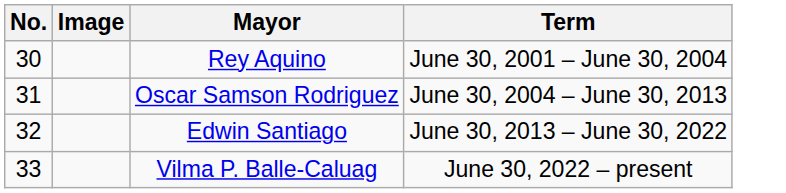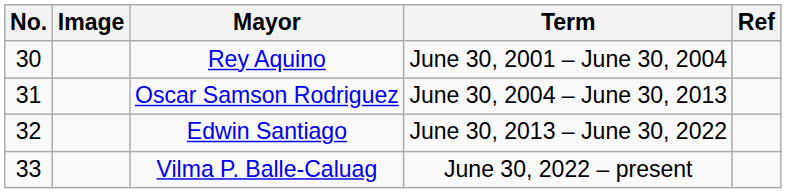+ column: (756, 22)
